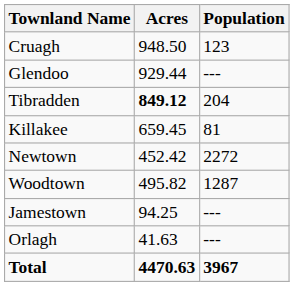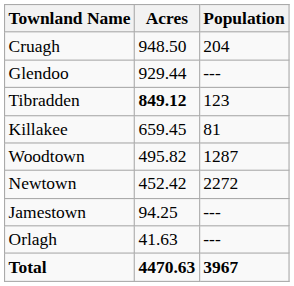(216, 45) 123 -> (216, 45) 204
(216, 101) 204 -> (216, 101) 123
rows swapped: (47, 184) <-> (42, 156)
